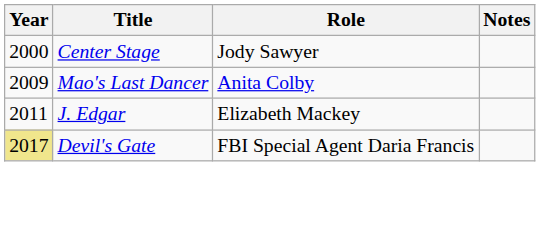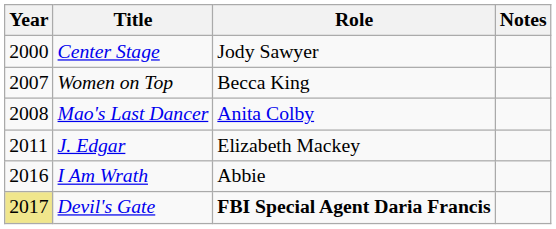+ row: (115, 82)
(29, 82) 2009 -> (29, 113) 2008
+ row: (103, 176)
(346, 144) normal -> (354, 207) bold
